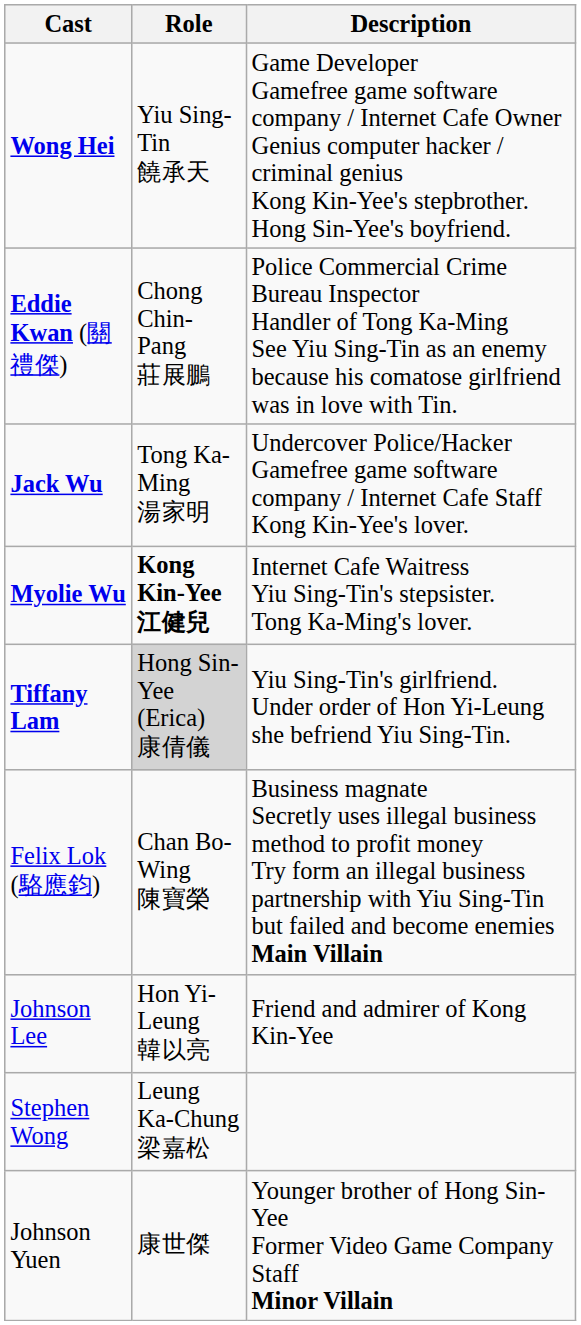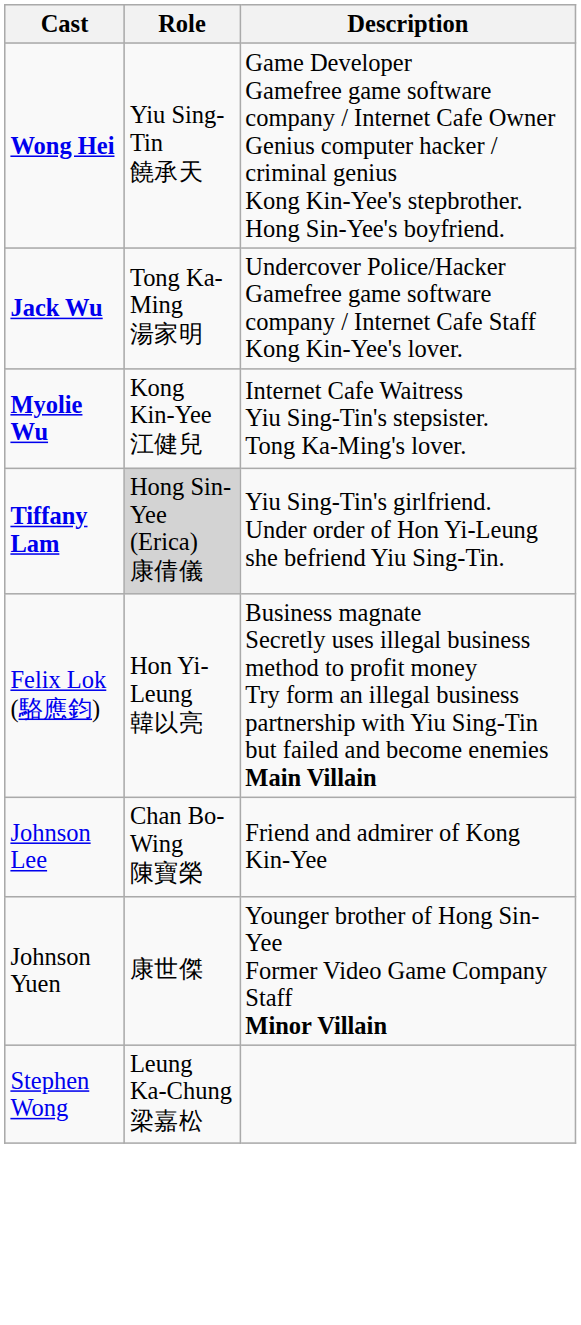- row: (61, 334)
(179, 593) bold -> (171, 416) normal
(184, 870) Chan Bo-Wing 陳寶榮 -> (169, 693) Hon Yi-Leung 韓以亮
(177, 1021) Hon Yi-Leung 韓以亮 -> (177, 845) Chan Bo-Wing 陳寶榮
rows swapped: (51, 1245) <-> (50, 1121)
